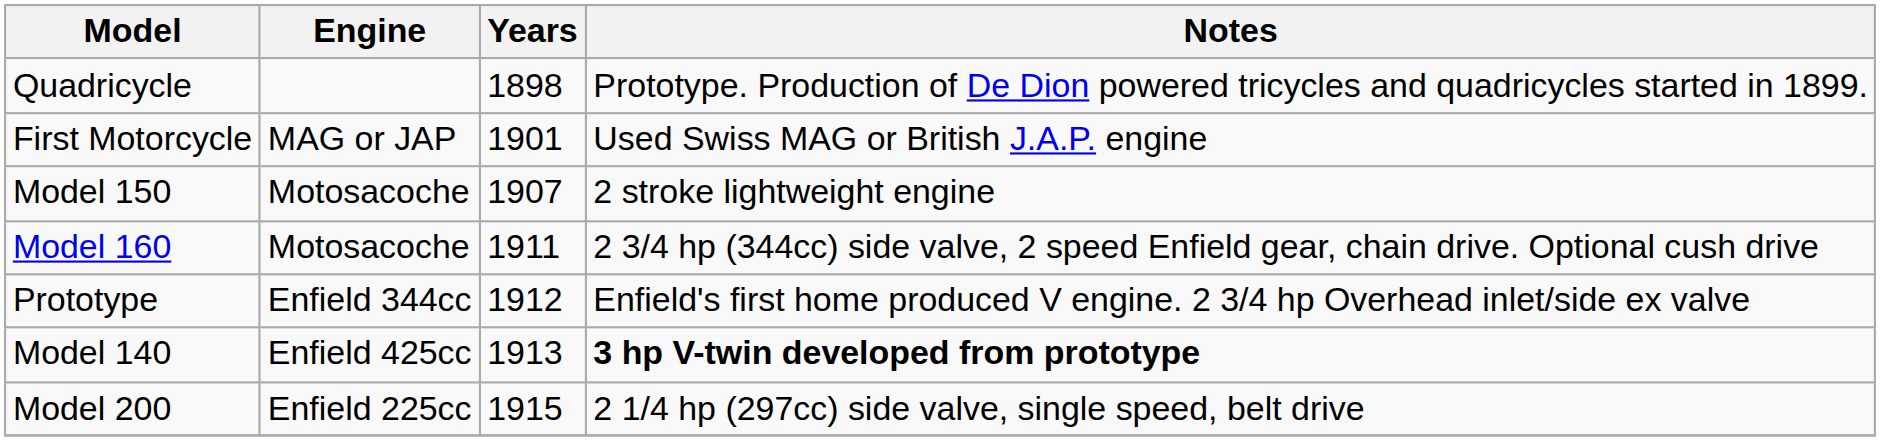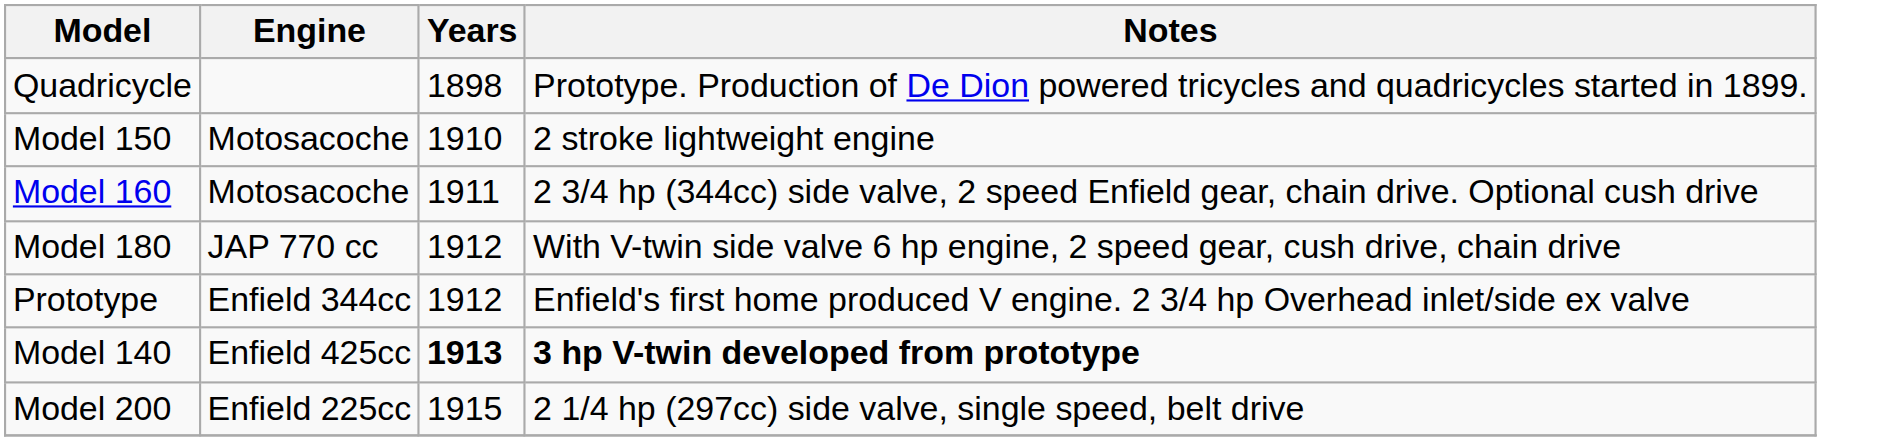- row: (133, 138)
(525, 192) 1907 -> (465, 138) 1910
+ row: (92, 246)
(525, 354) normal -> (465, 354) bold
